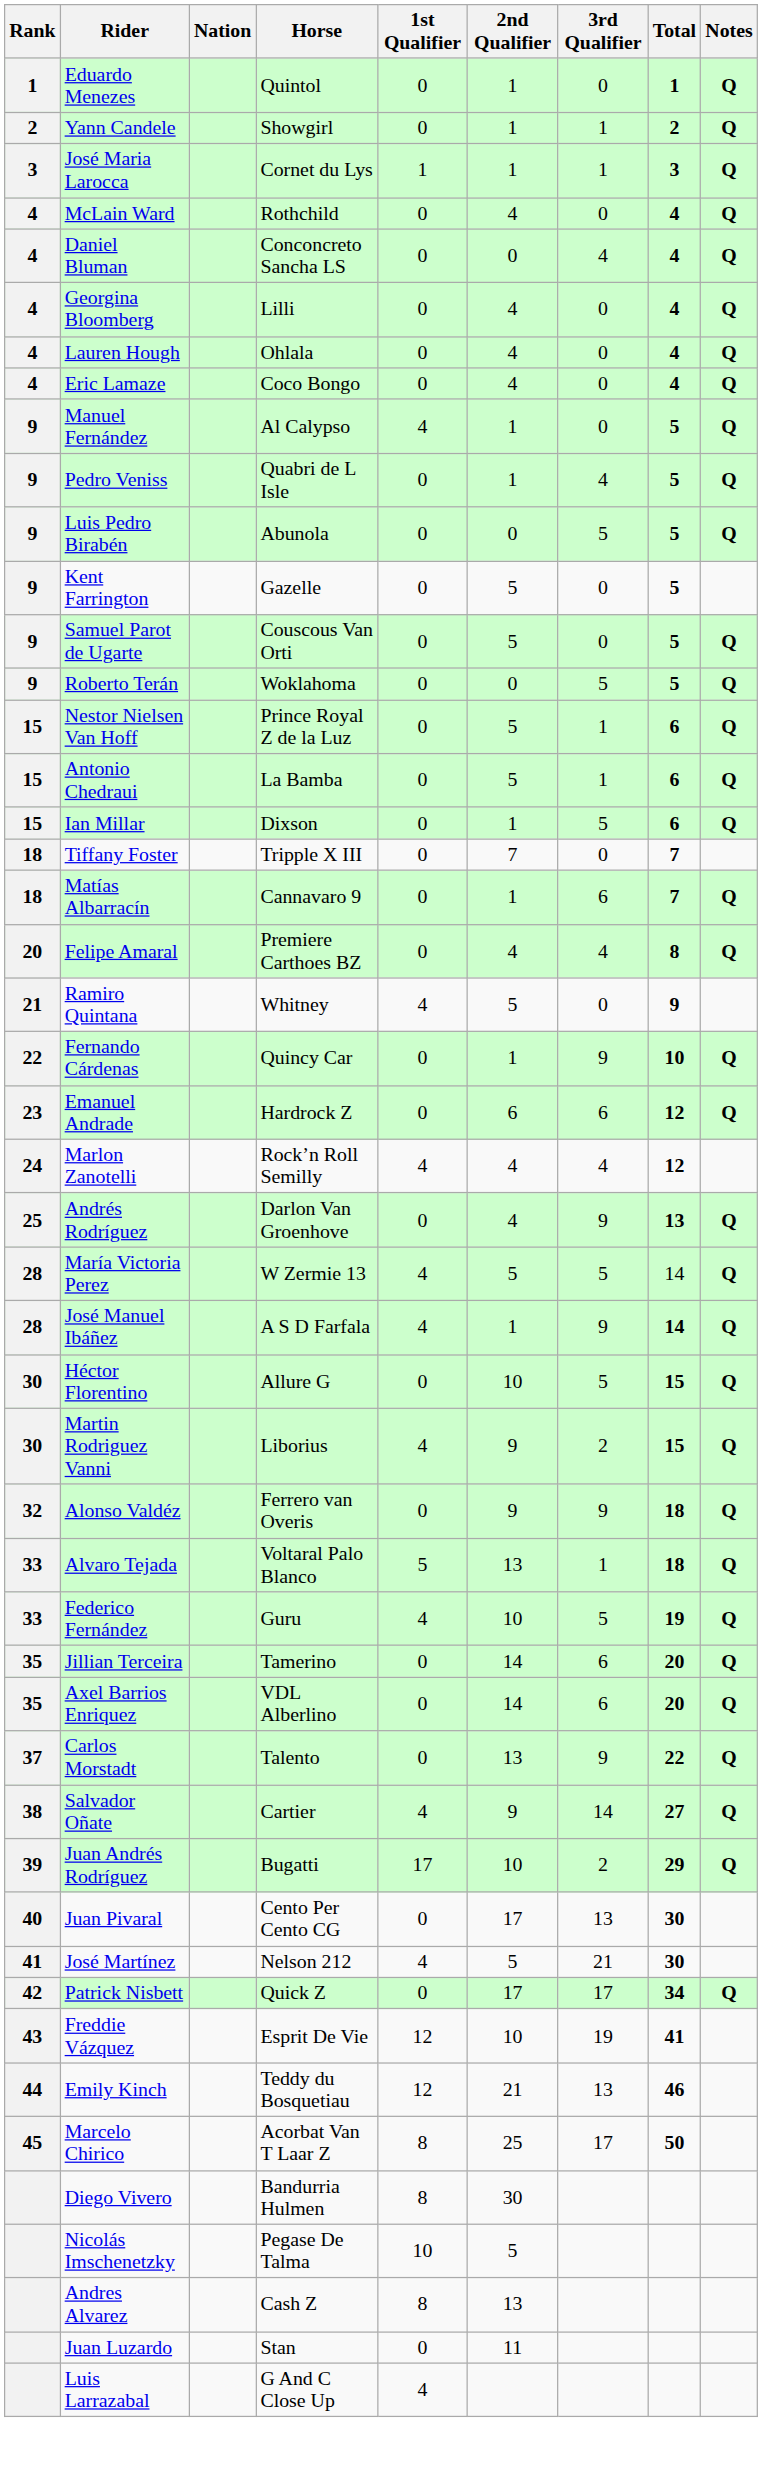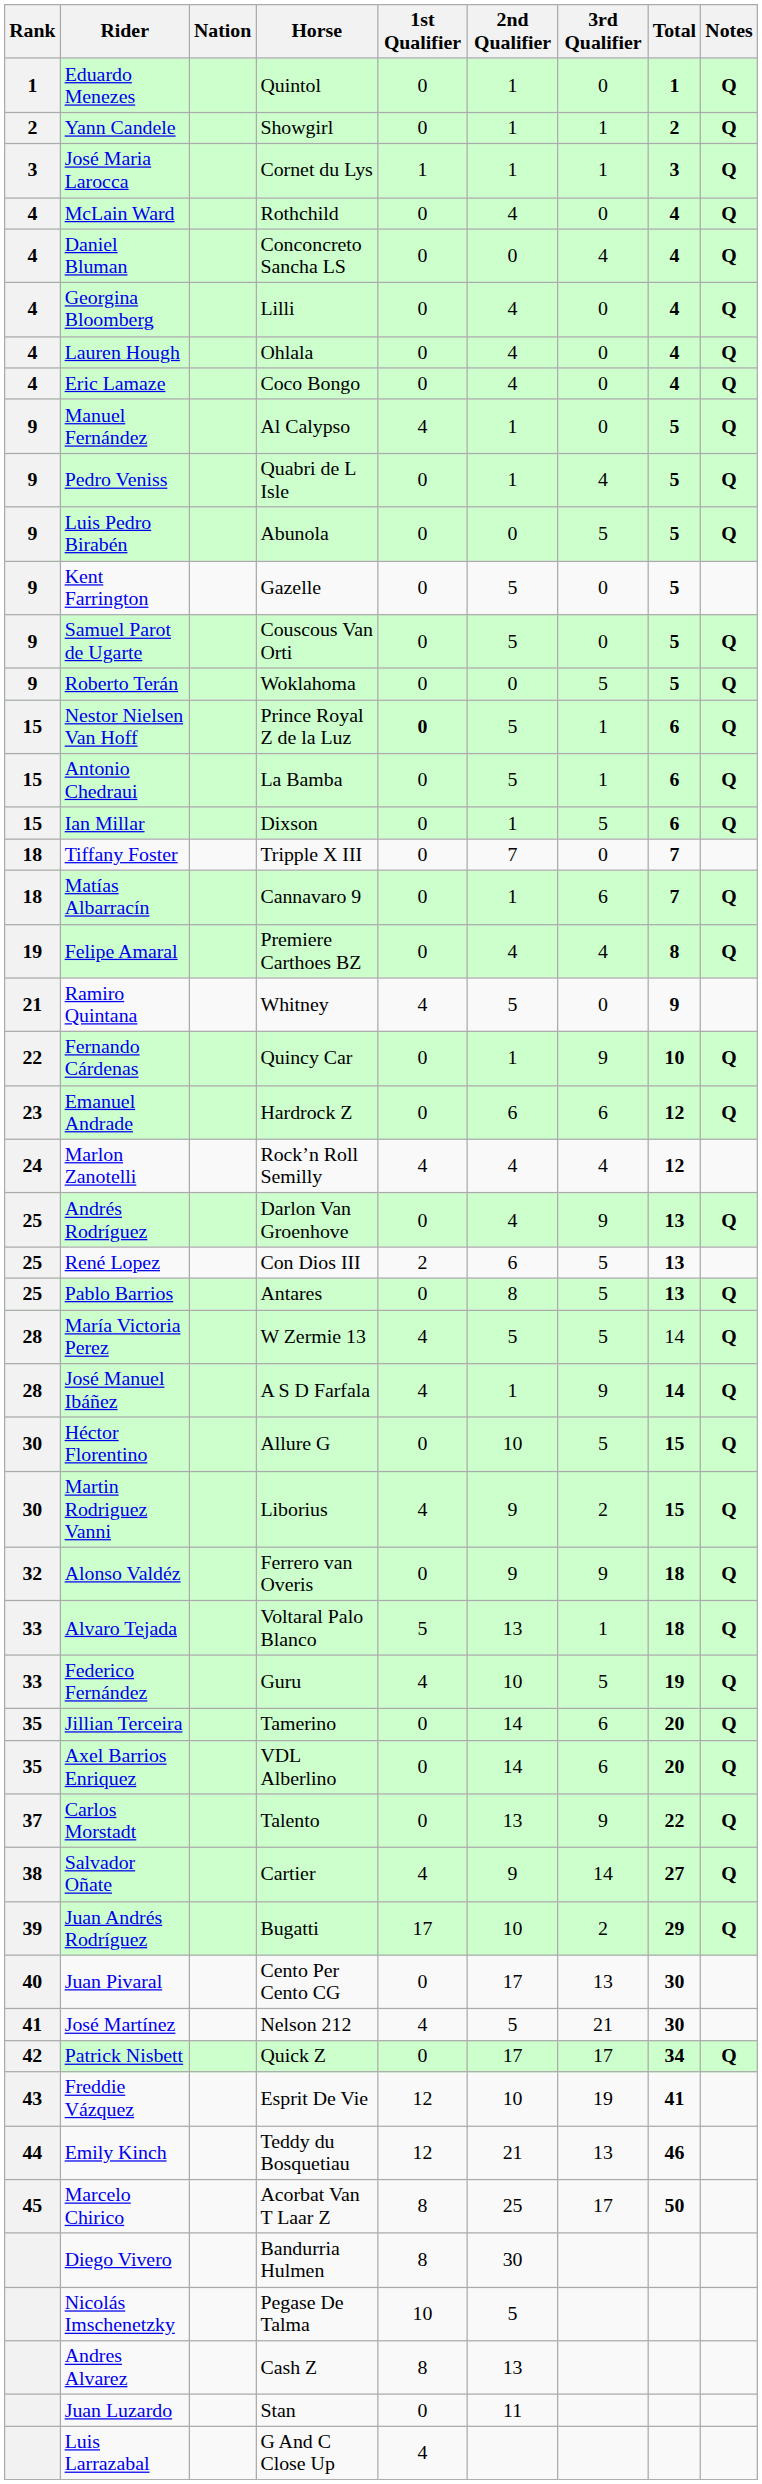(422, 726) normal -> (422, 726) bold
(32, 950) 20 -> (32, 950) 19
+ row: (112, 1262)
+ row: (119, 1293)
